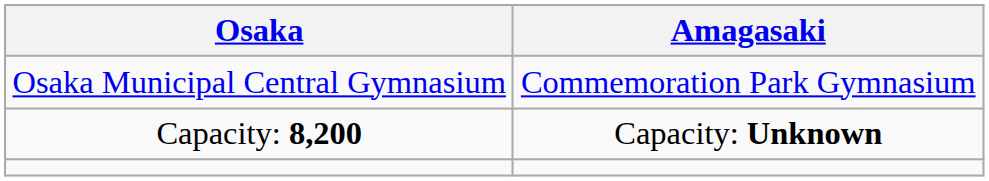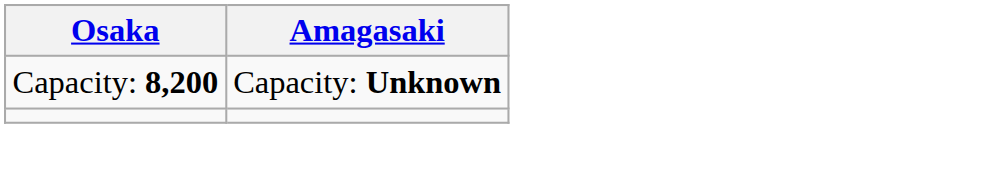- row: (259, 81)
